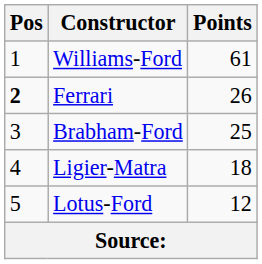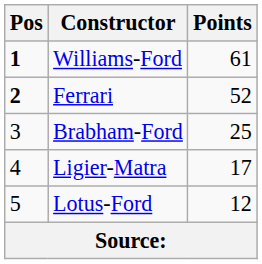(15, 59) normal -> (15, 59) bold
(241, 95) 26 -> (241, 95) 52
(241, 168) 18 -> (241, 168) 17
